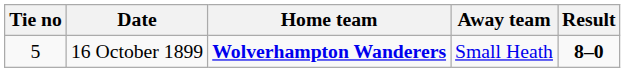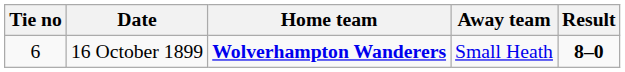(35, 51) 5 -> (35, 51) 6
